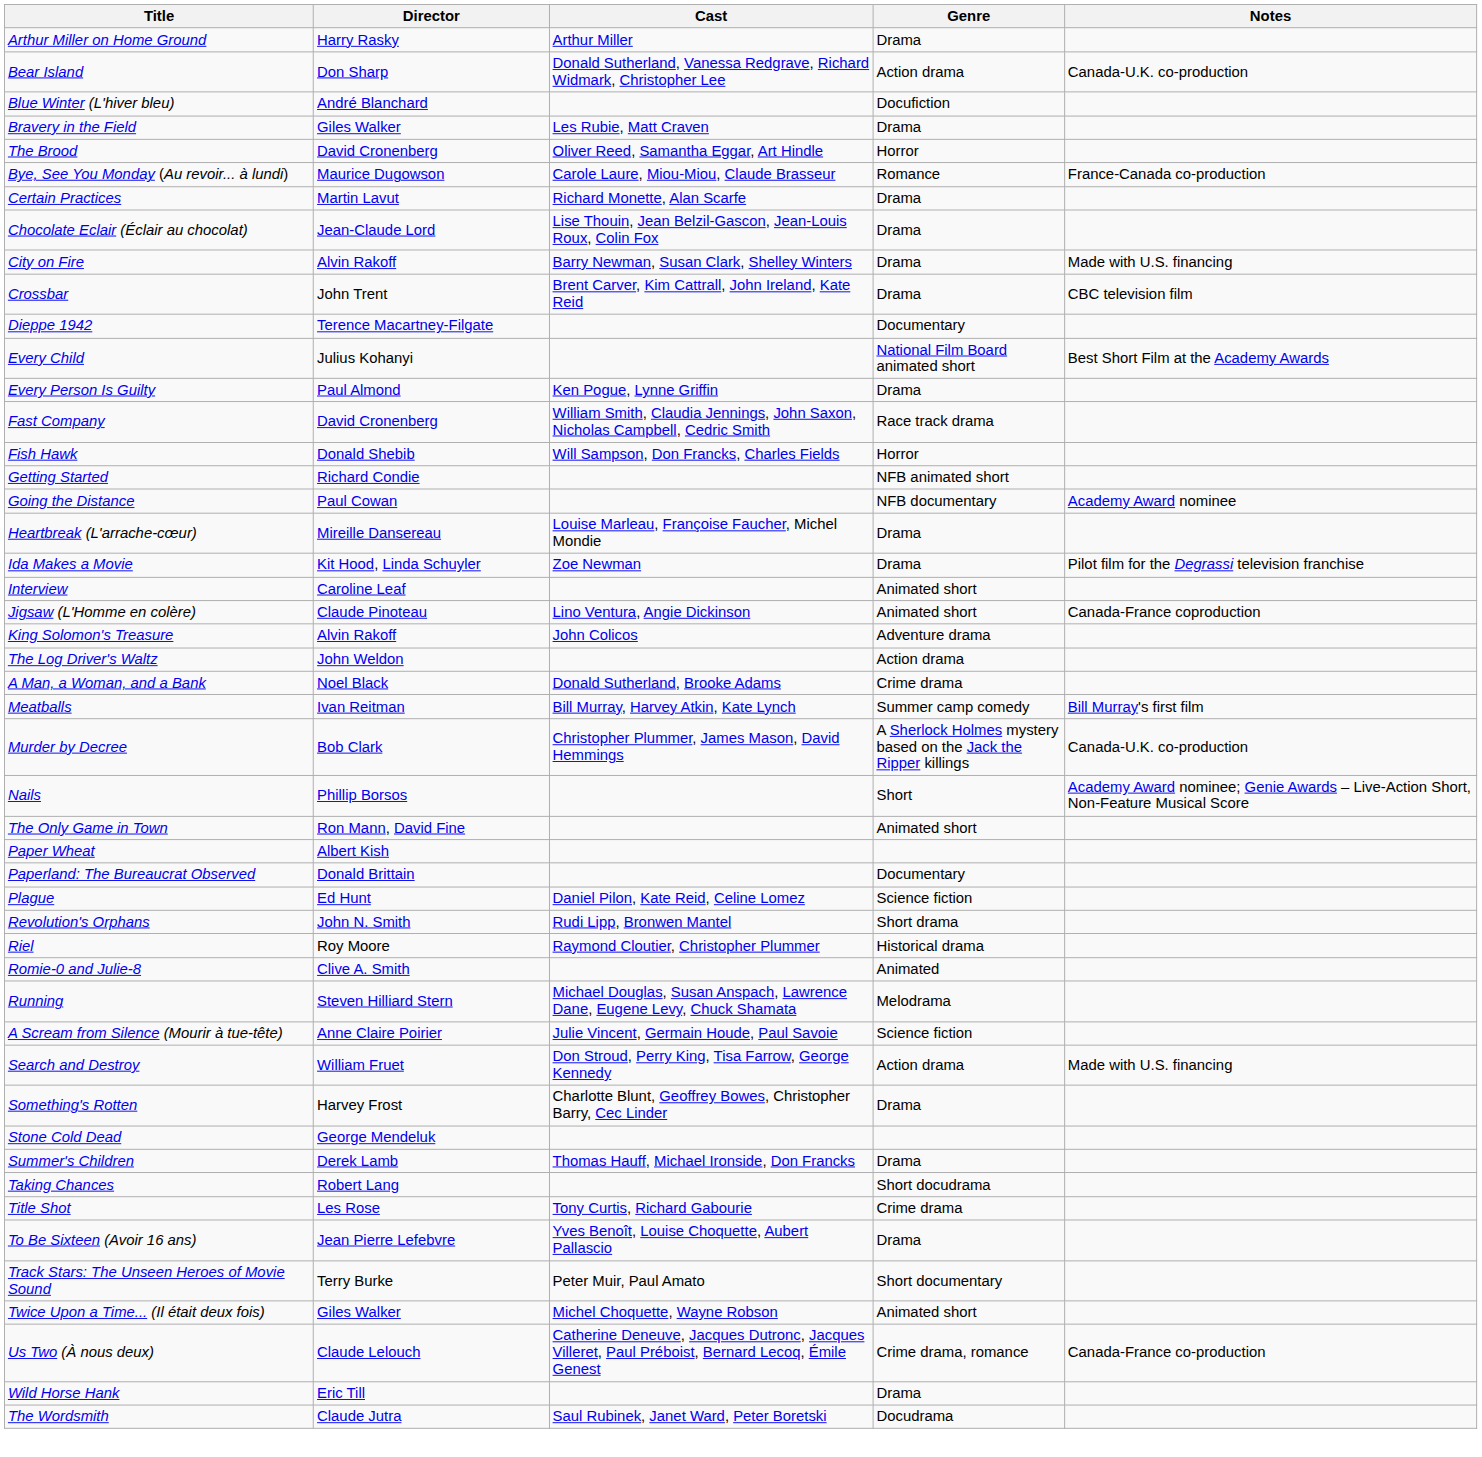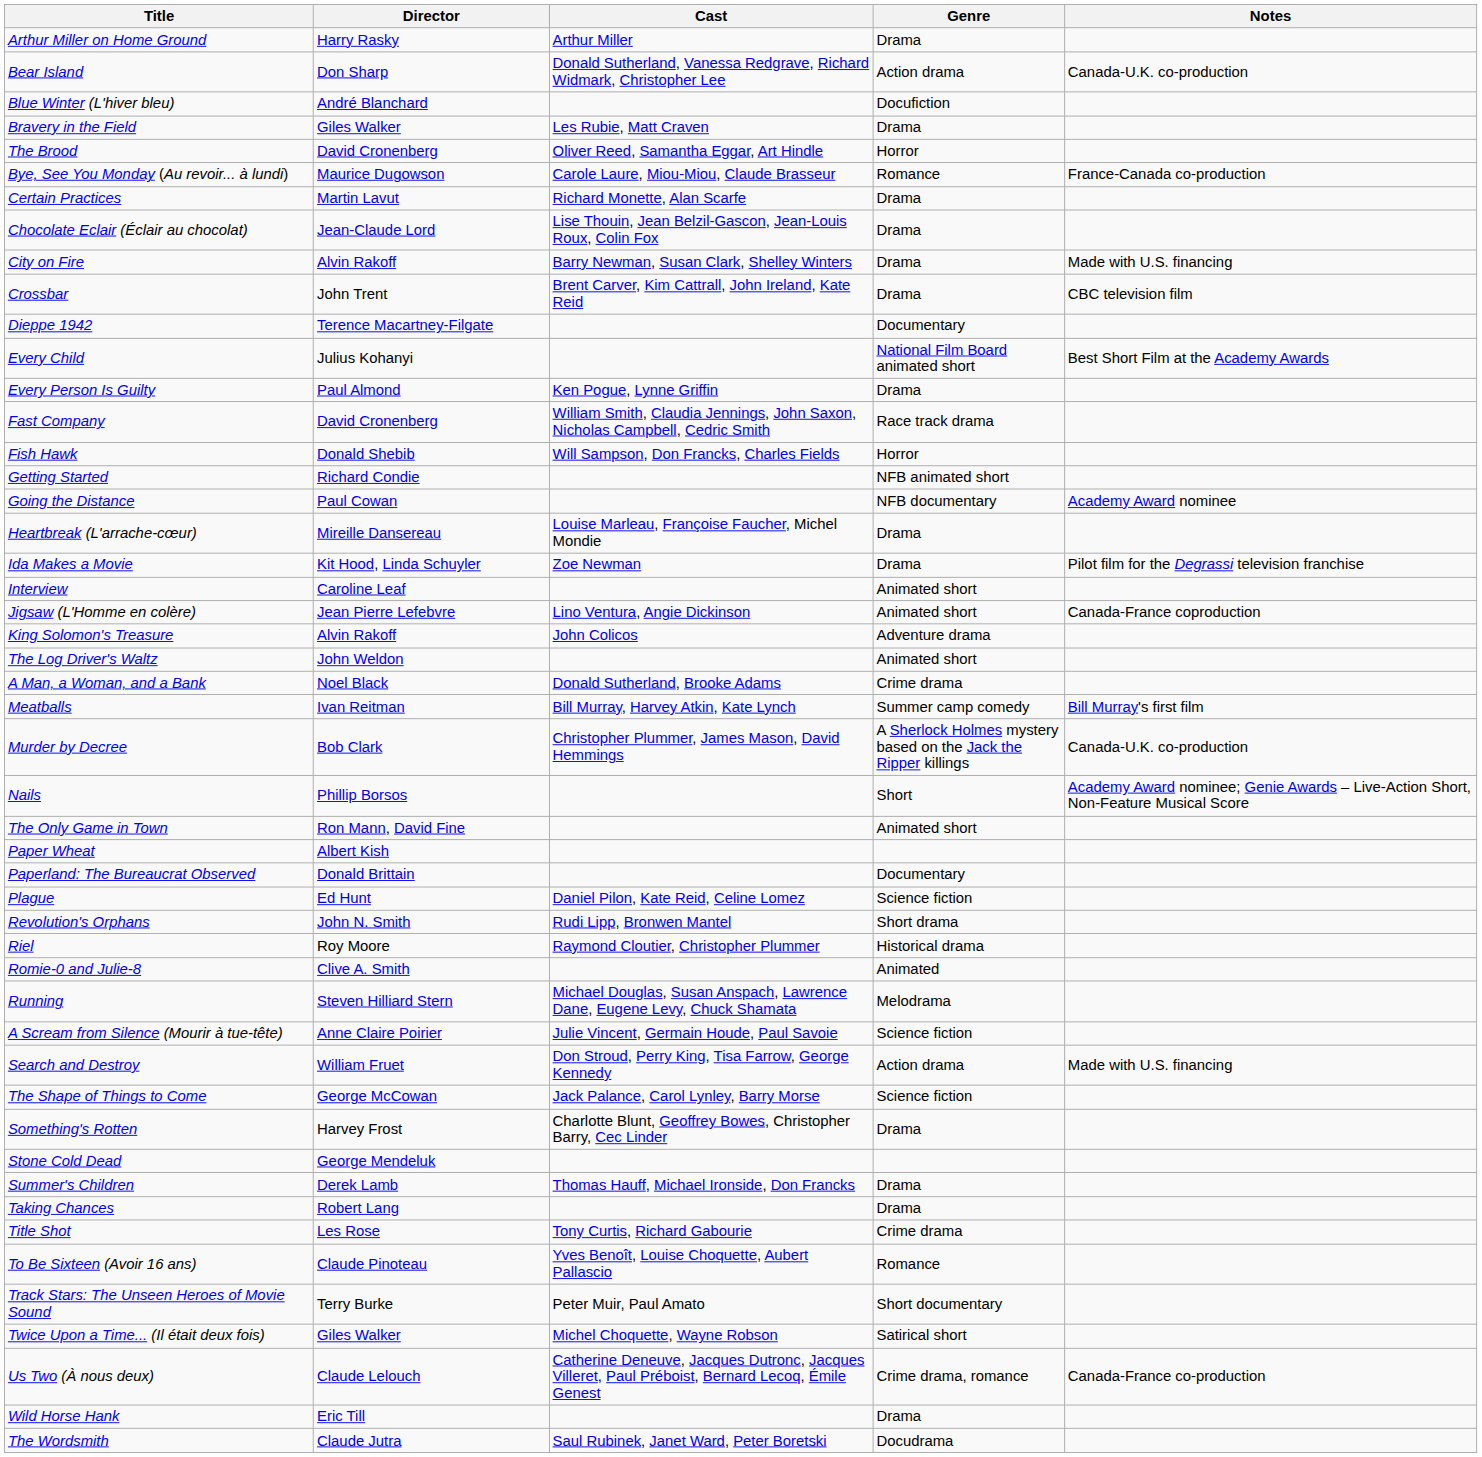(372, 612) Claude Pinoteau -> (386, 612) Jean Pierre Lefebvre
(920, 659) Action drama -> (926, 659) Animated short
+ row: (107, 1097)
(934, 1184) Short docudrama -> (899, 1208) Drama
(386, 1240) Jean Pierre Lefebvre -> (372, 1263) Claude Pinoteau
(899, 1240) Drama -> (908, 1263) Romance
(926, 1312) Animated short -> (922, 1336) Satirical short
